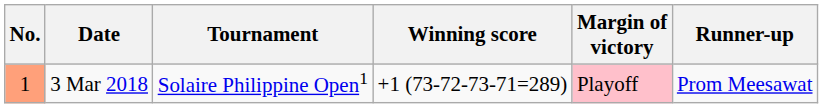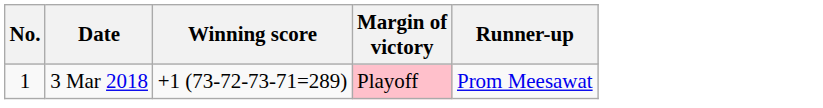- column: (263, 34)
(25, 83) lightsalmon background -> (25, 81) no background
